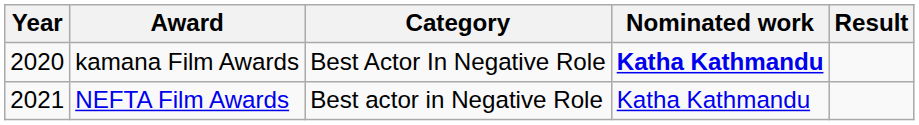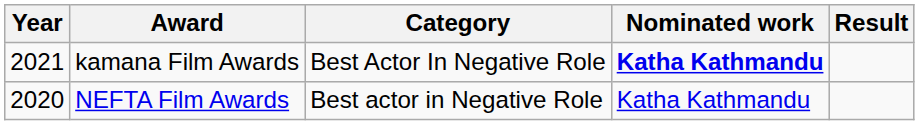(37, 61) 2020 -> (37, 61) 2021
(37, 100) 2021 -> (37, 100) 2020
